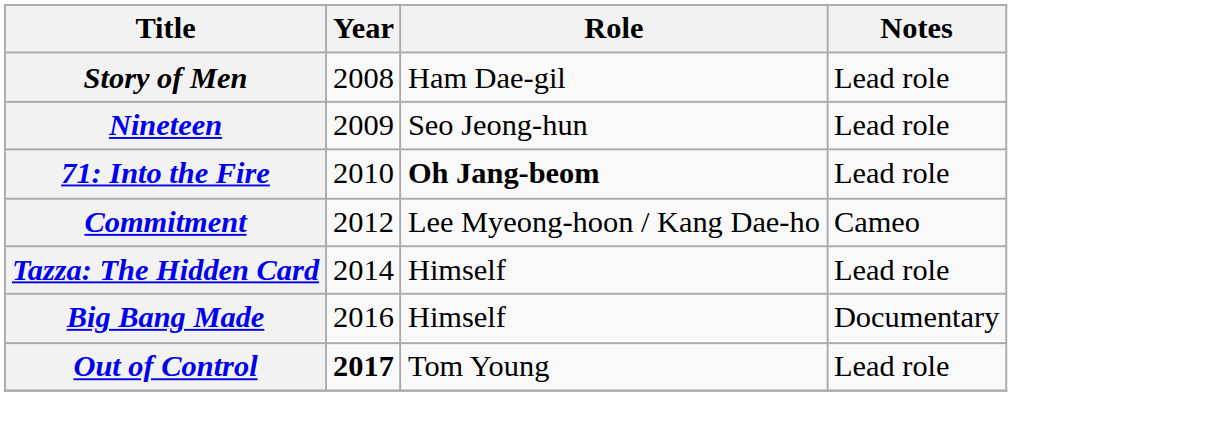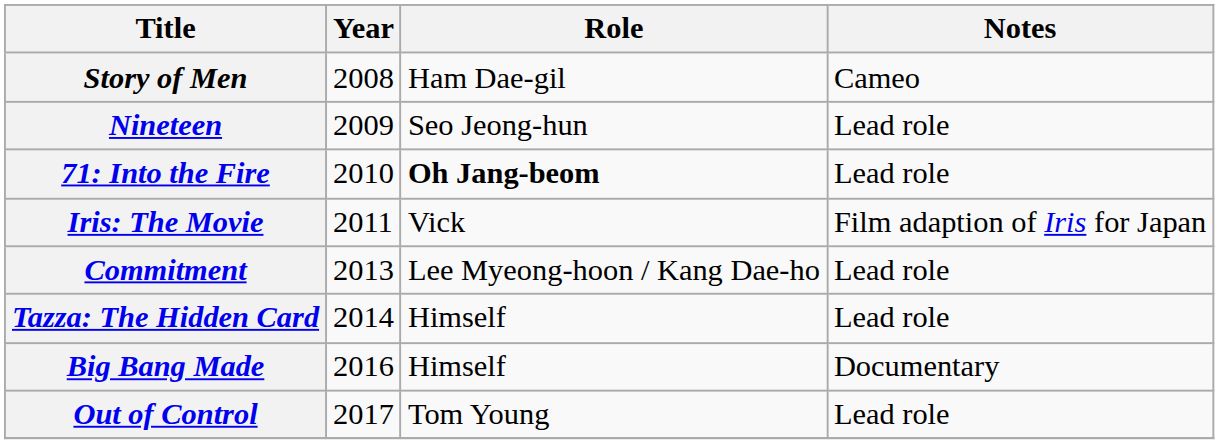(892, 76) Lead role -> (877, 76) Cameo
+ row: (166, 221)
(364, 221) 2012 -> (364, 269) 2013
(877, 221) Cameo -> (892, 269) Lead role
(364, 366) bold -> (364, 414) normal
